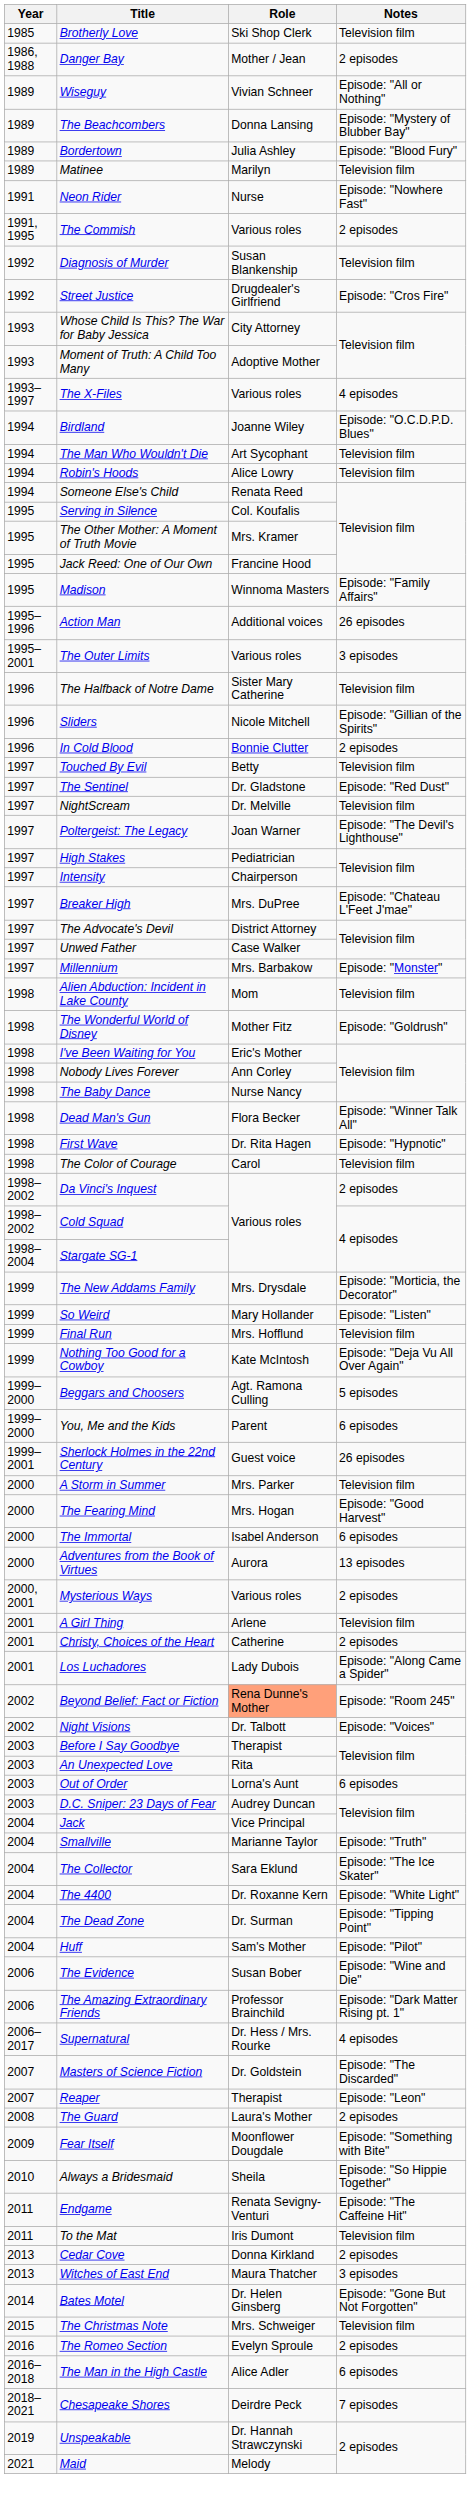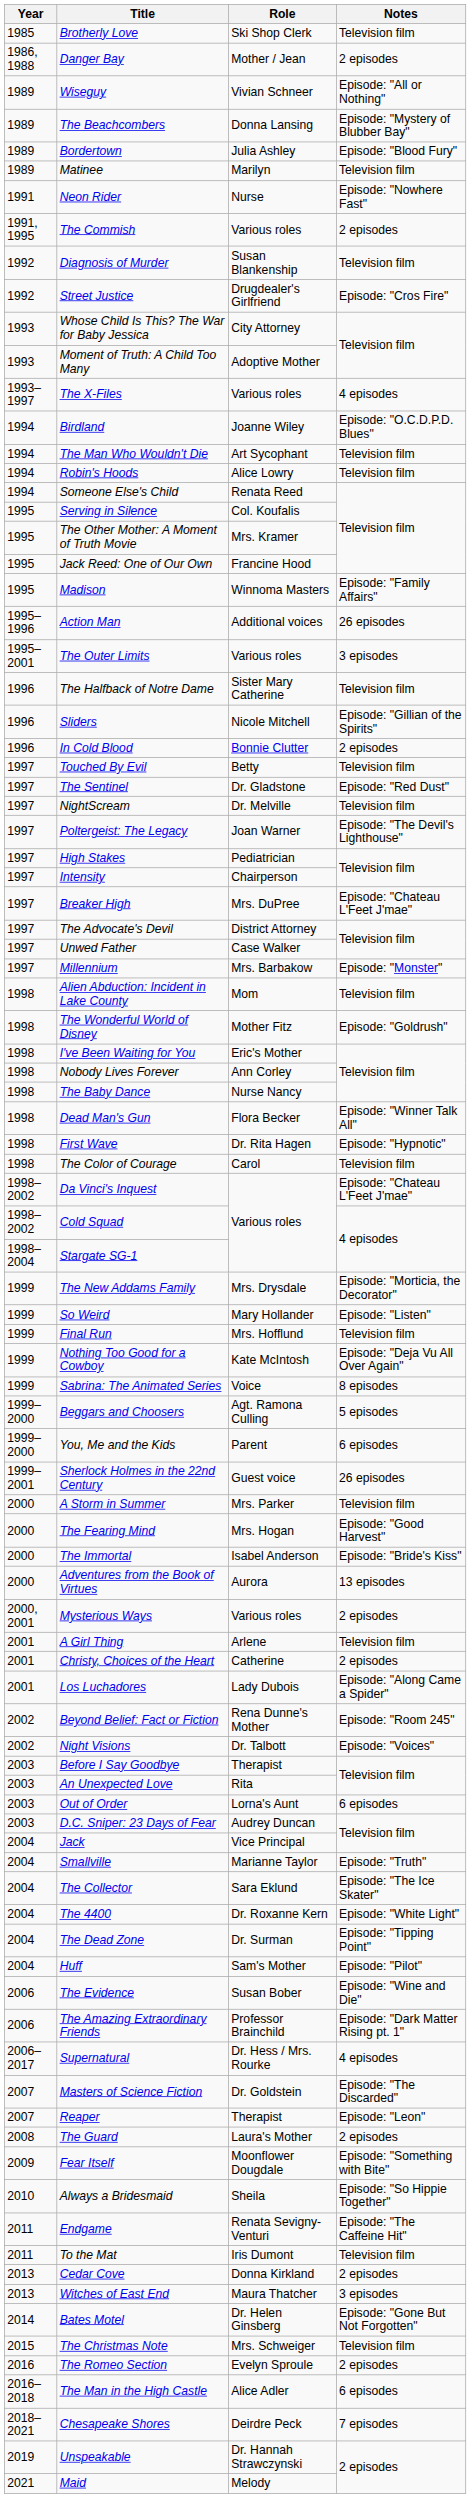(368, 1189) 2 episodes -> (390, 1189) Episode: "Chateau L'Feet J'mae"
+ row: (141, 1386)
(368, 1537) 6 episodes -> (400, 1556) Episode: "Bride's Kiss"
(270, 1701) lightsalmon background -> (270, 1720) no background
